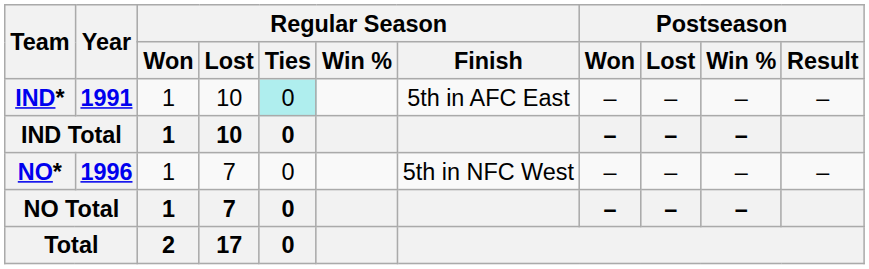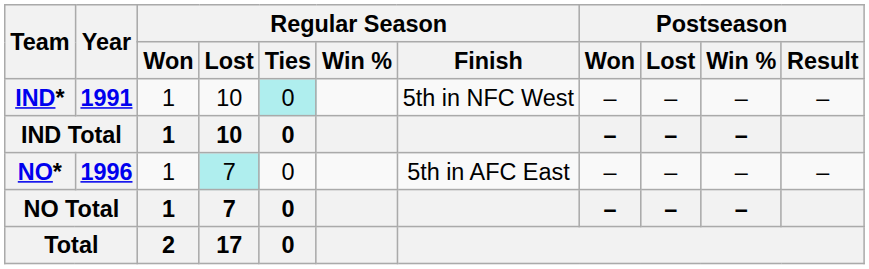(488, 98) 5th in AFC East -> (488, 98) 5th in NFC West
(229, 172) no background -> (229, 172) paleturquoise background
(488, 172) 5th in NFC West -> (488, 172) 5th in AFC East
